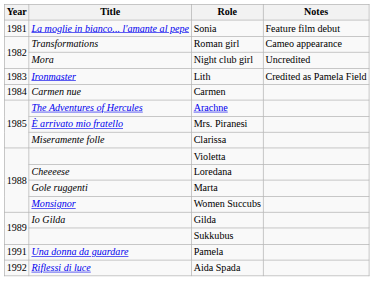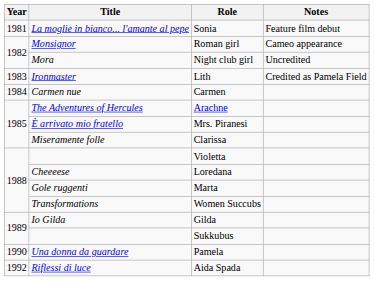(65, 44) Transformations -> (54, 44) Monsignor
(54, 204) Monsignor -> (65, 204) Transformations
(17, 252) 1991 -> (17, 252) 1990
